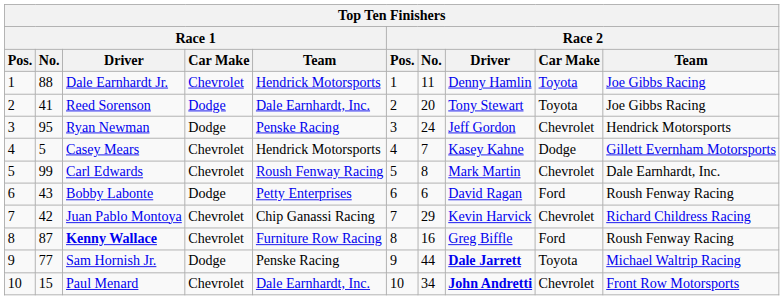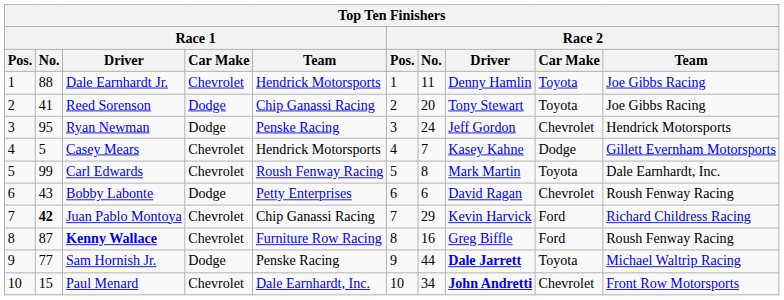(313, 104) Dale Earnhardt, Inc. -> (315, 104) Chip Ganassi Racing
(566, 171) Chevrolet -> (558, 171) Toyota
(552, 194) Ford -> (566, 194) Chevrolet
(46, 216) normal -> (46, 216) bold
(566, 216) Chevrolet -> (552, 216) Ford
